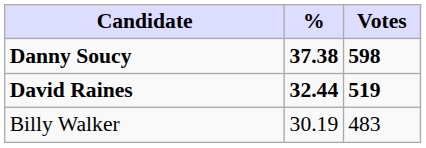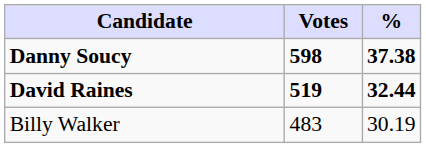columns swapped: (382, 21) <-> (314, 21)
